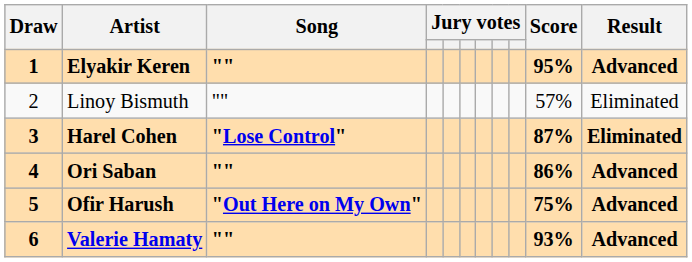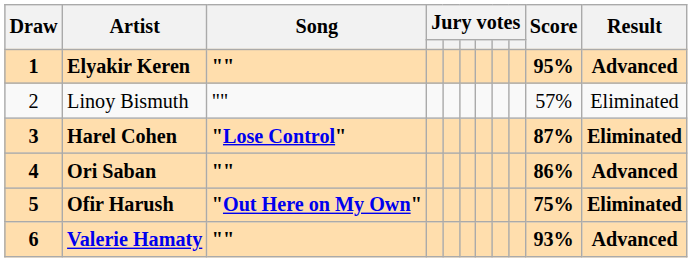(634, 205) Advanced -> (635, 205) Eliminated
